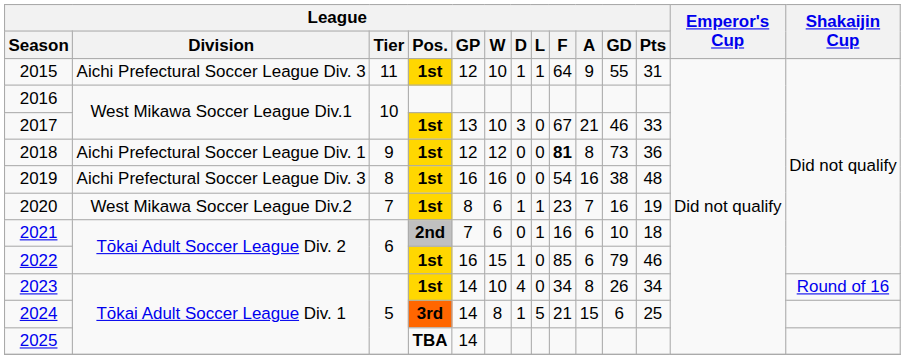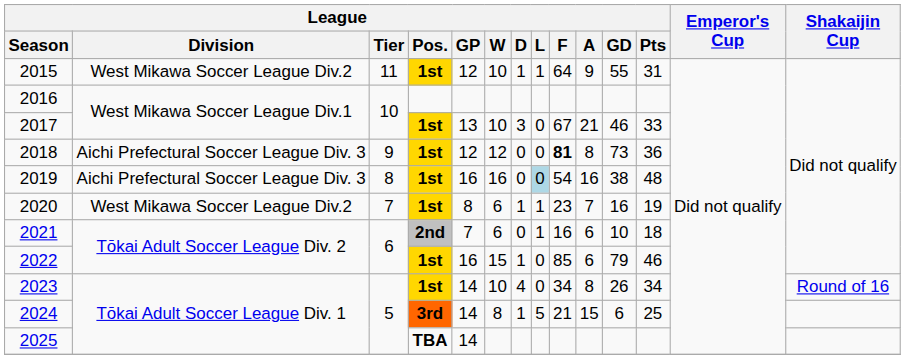(221, 71) Aichi Prefectural Soccer League Div. 3 -> (221, 71) West Mikawa Soccer League Div.2
(221, 152) Aichi Prefectural Soccer League Div. 1 -> (221, 152) Aichi Prefectural Soccer League Div. 3
(540, 179) no background -> (540, 179) lightblue background
